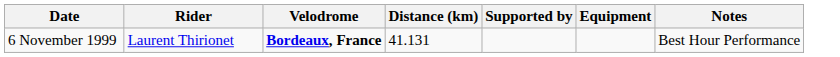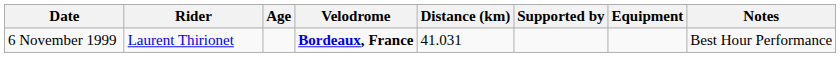+ column: (279, 16)
(409, 40) 41.131 -> (441, 40) 41.031
